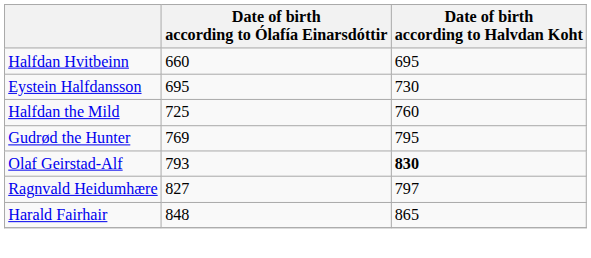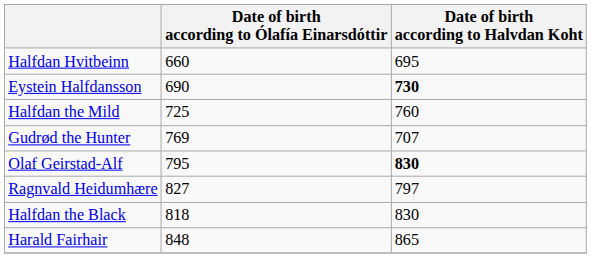(177, 86) 695 -> (177, 86) 690
(407, 86) normal -> (407, 86) bold
(407, 138) 795 -> (407, 138) 707
(177, 163) 793 -> (177, 163) 795
+ row: (67, 214)
